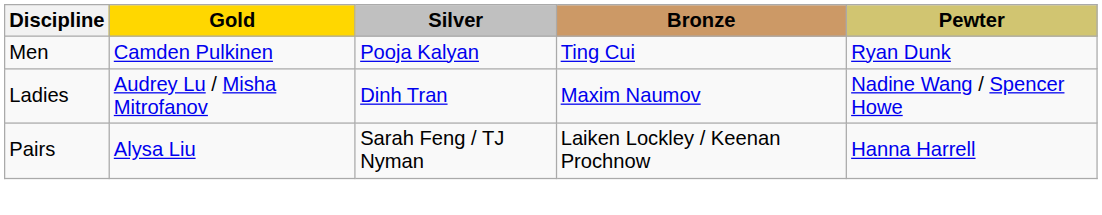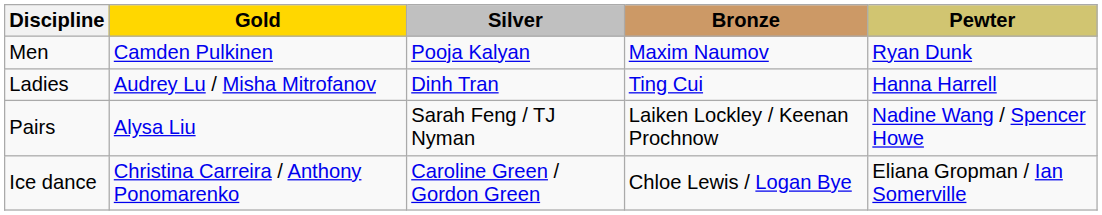(598, 52) Ting Cui -> (699, 52) Maxim Naumov
(631, 95) Maxim Naumov -> (666, 84) Ting Cui
(958, 95) Nadine Wang / Spencer Howe -> (935, 84) Hanna Harrell
(913, 150) Hanna Harrell -> (979, 127) Nadine Wang / Spencer Howe
+ row: (53, 182)
